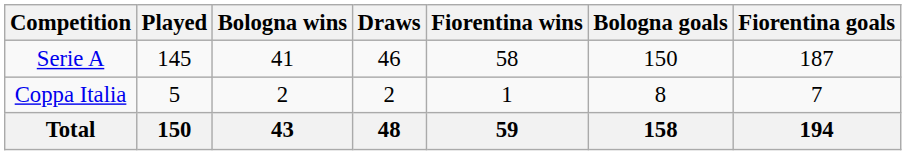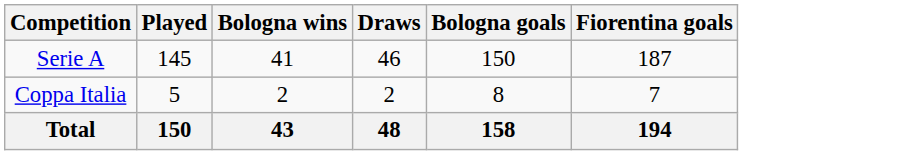- column: (507, 22)
